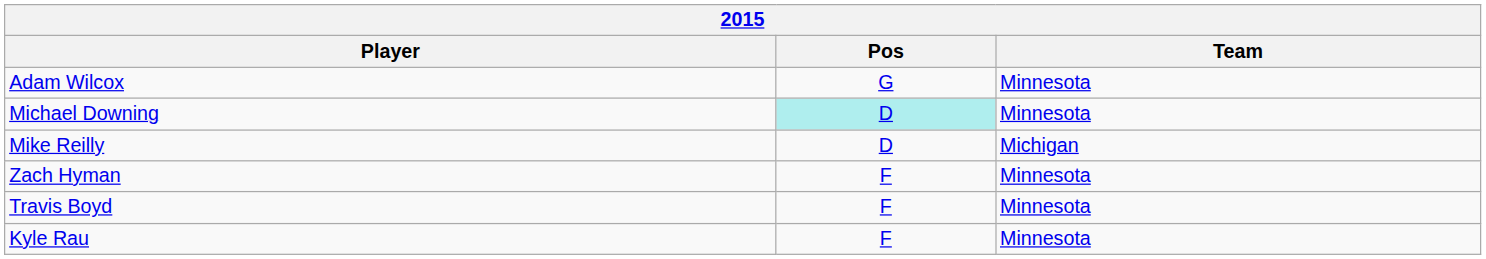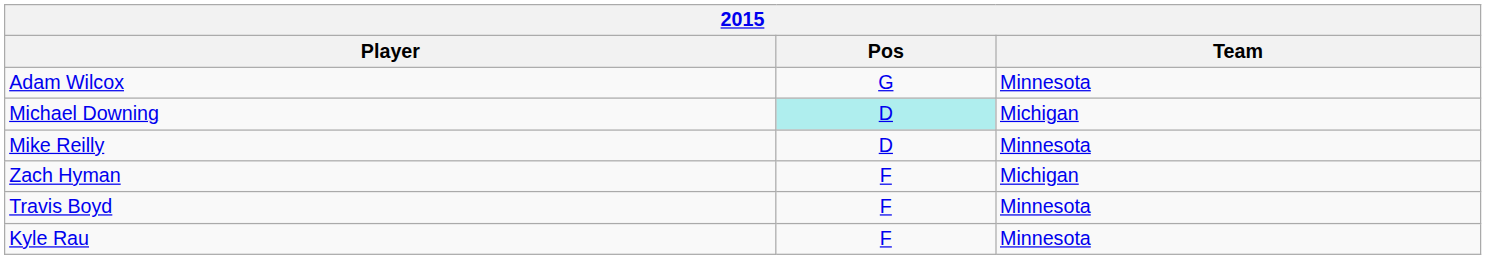(1045, 113) Minnesota -> (1039, 113) Michigan
(1039, 144) Michigan -> (1045, 144) Minnesota
(1045, 176) Minnesota -> (1039, 176) Michigan
